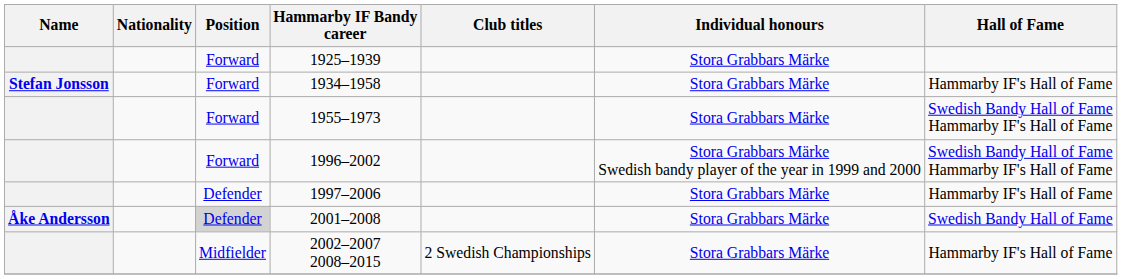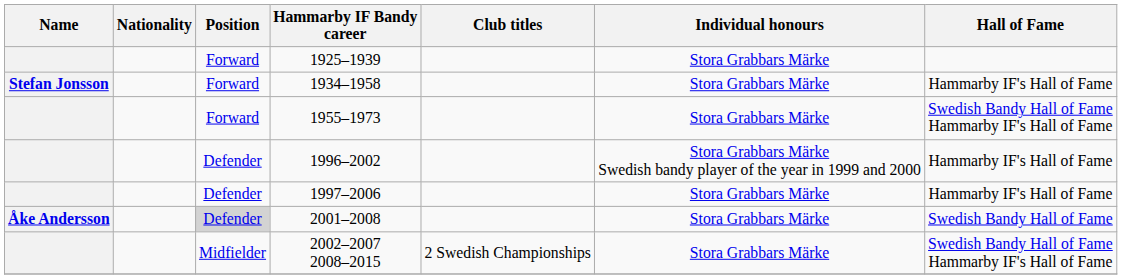(233, 160) Forward -> (233, 160) Defender
(1020, 160) Swedish Bandy Hall of Fame Hammarby IF's Hall of Fame -> (1020, 160) Hammarby IF's Hall of Fame
(1020, 252) Hammarby IF's Hall of Fame -> (1020, 252) Swedish Bandy Hall of Fame Hammarby IF's Hall of Fame
